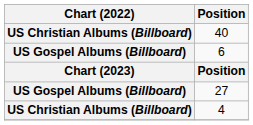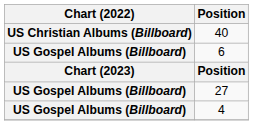(100, 110) US Christian Albums (Billboard) -> (100, 110) US Gospel Albums (Billboard)
